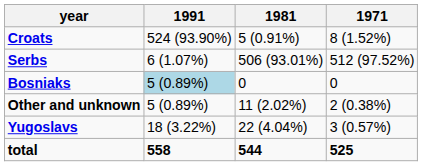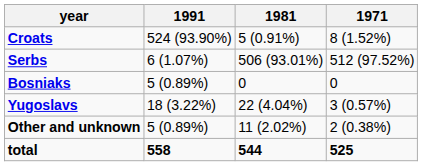(178, 83) lightblue background -> (178, 83) no background
rows swapped: (43, 128) <-> (74, 105)
